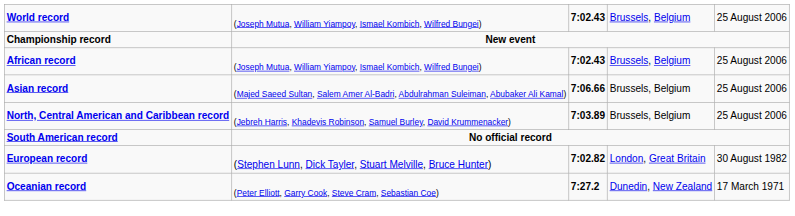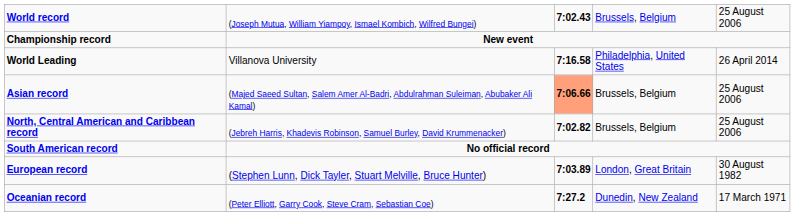+ row: (42, 61)
- row: (41, 61)
(588, 88) no background -> (574, 94) lightsalmon background
(588, 116) 7:03.89 -> (574, 127) 7:02.82
(588, 159) 7:02.82 -> (574, 170) 7:03.89
